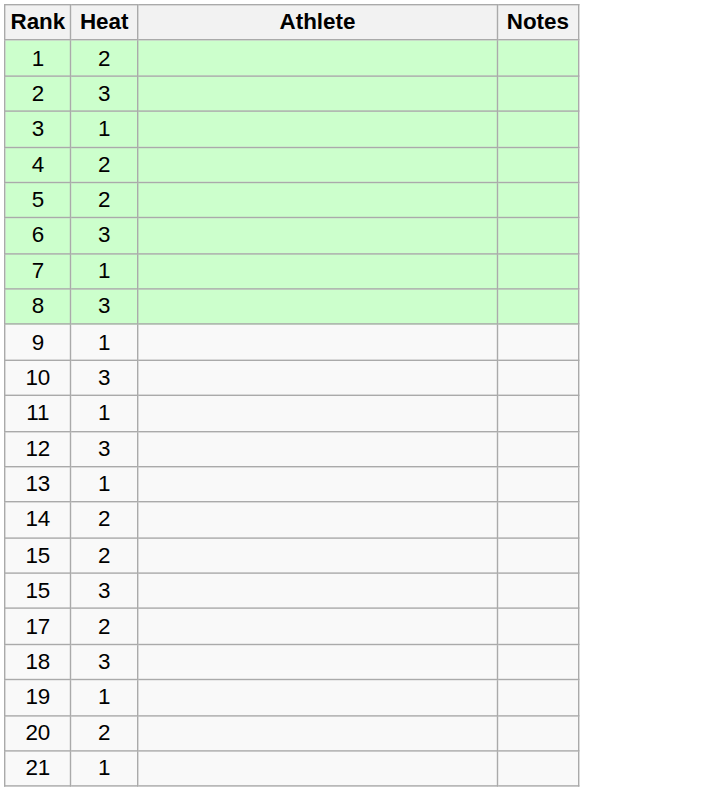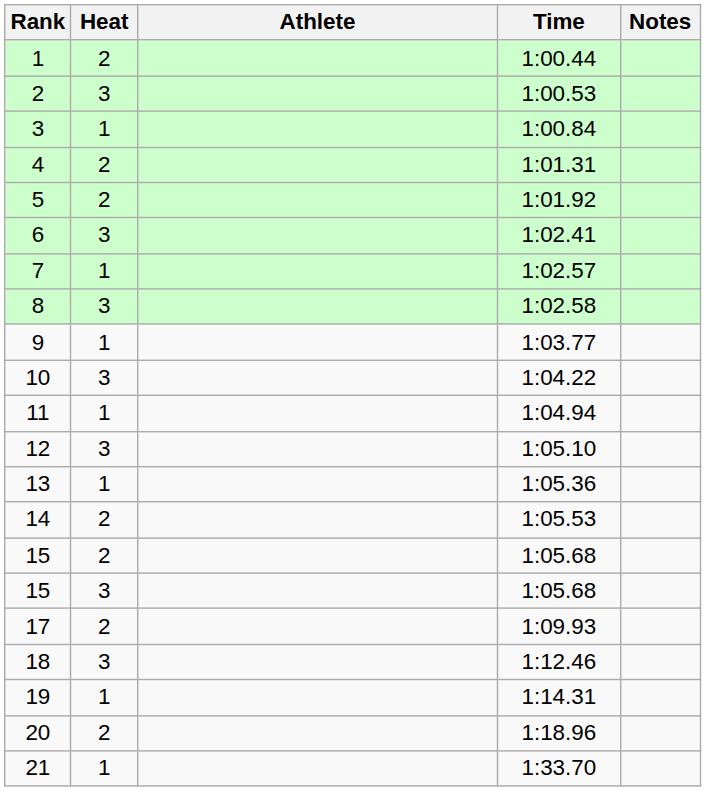+ column: (559, 22)
